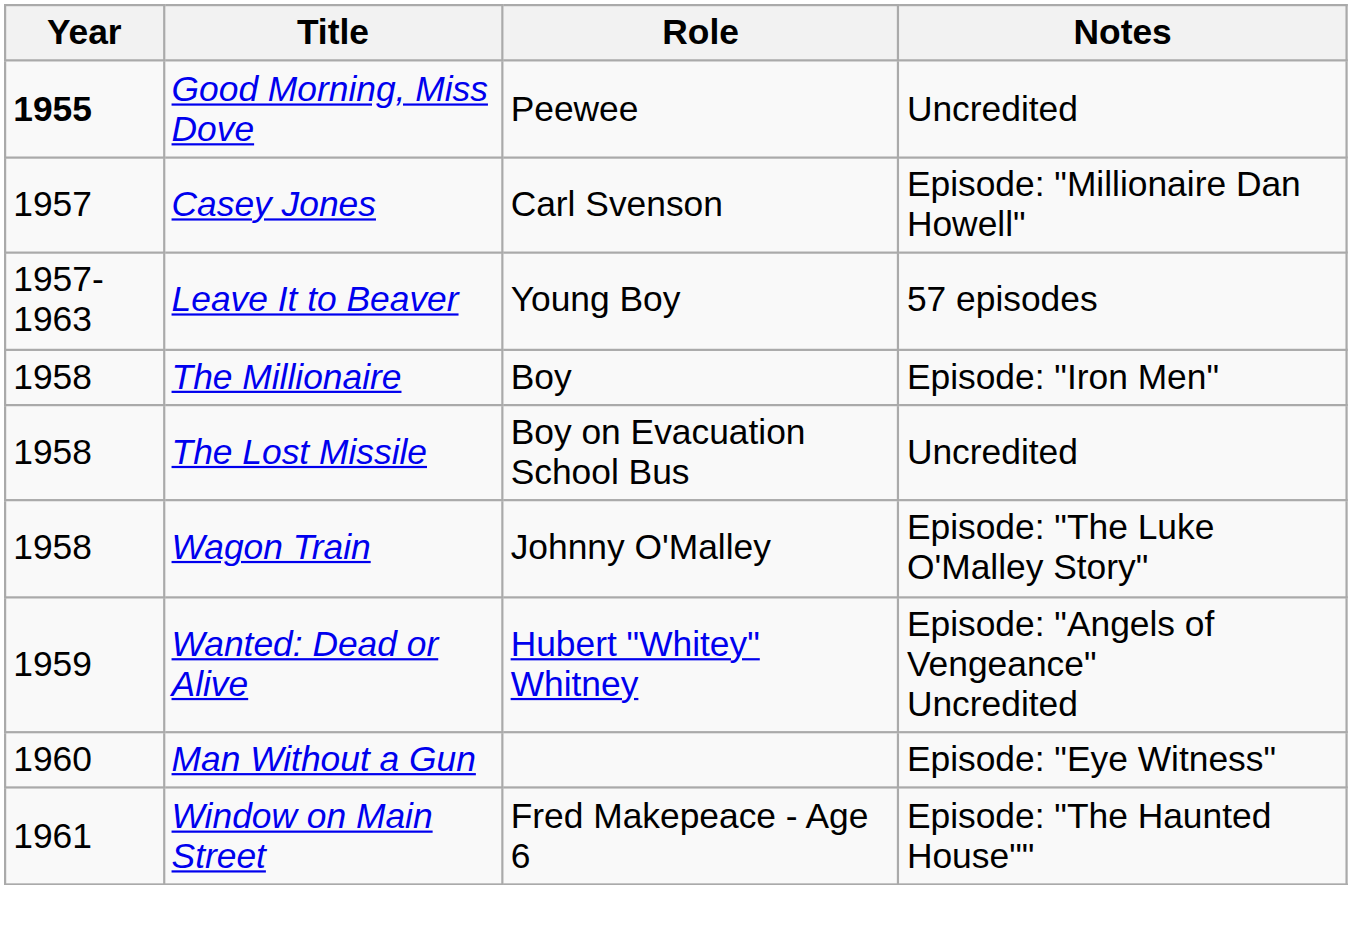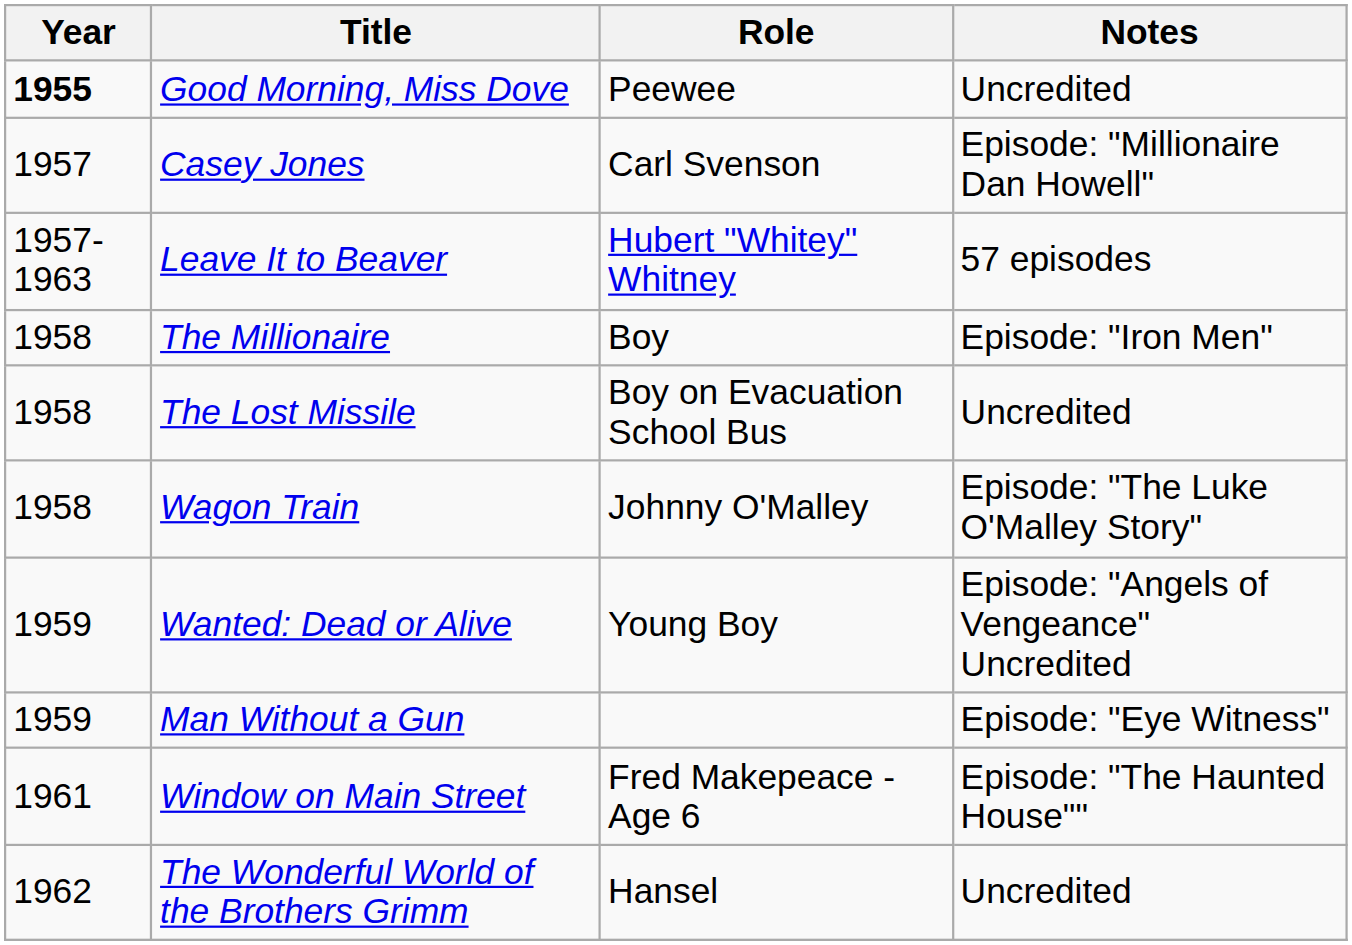(596, 300) Young Boy -> (733, 260) Hubert "Whitey" Whitney
(635, 663) Hubert "Whitey" Whitney -> (693, 623) Young Boy
(53, 759) 1960 -> (53, 719) 1959
+ row: (347, 891)
